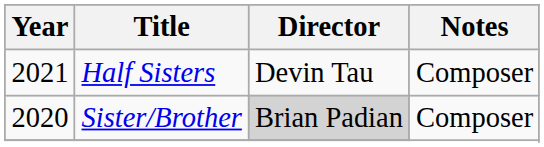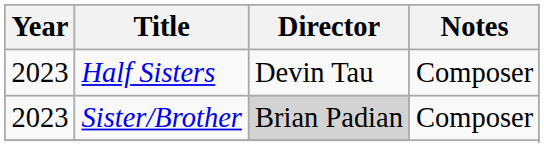(40, 72) 2021 -> (40, 72) 2023
(40, 117) 2020 -> (40, 117) 2023
